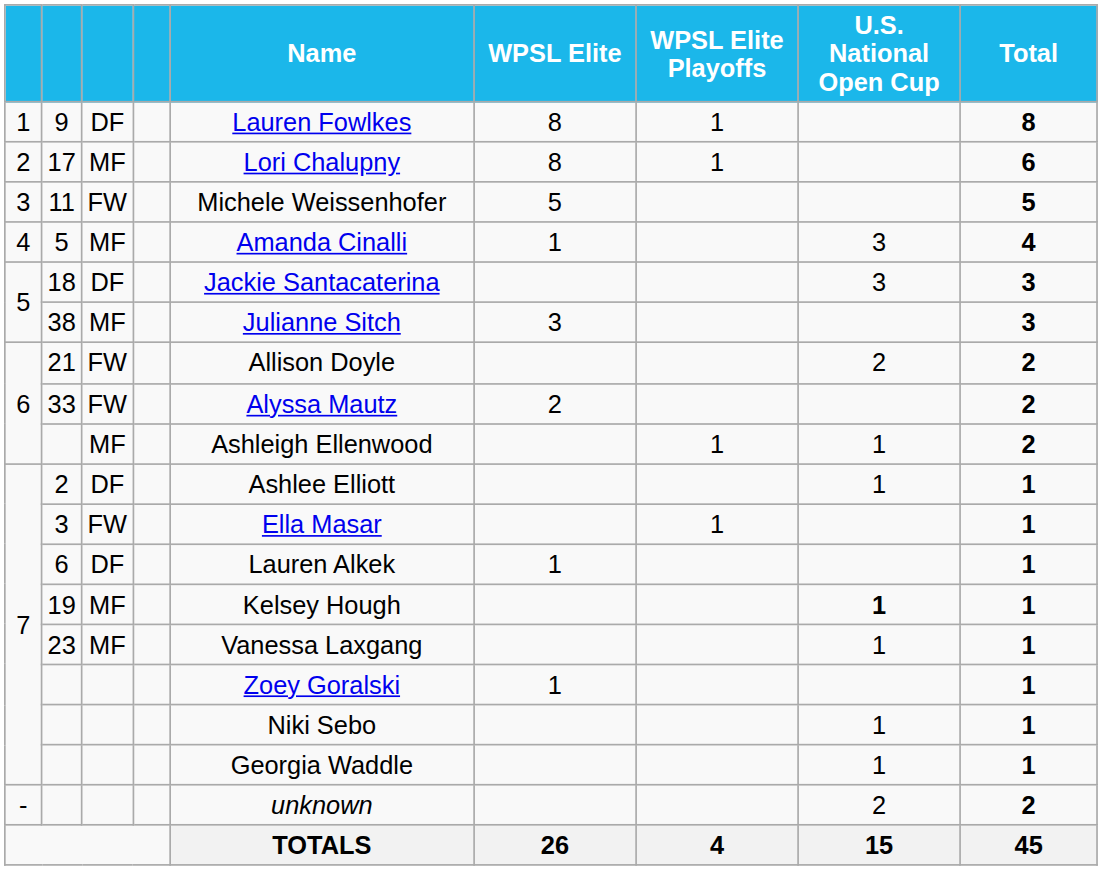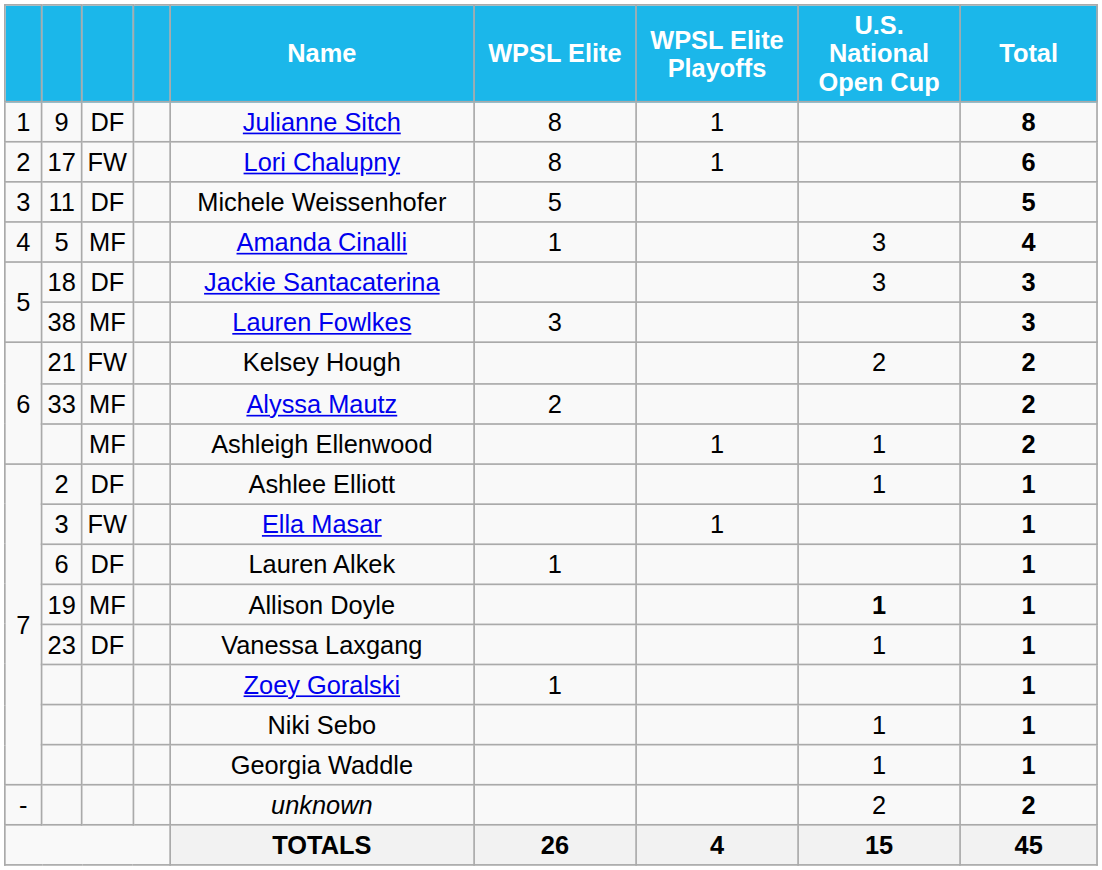(322, 122) Lauren Fowlkes -> (322, 122) Julianne Sitch
(107, 162) MF -> (107, 162) FW
(107, 202) FW -> (107, 202) DF
(322, 323) Julianne Sitch -> (322, 323) Lauren Fowlkes
(322, 363) Allison Doyle -> (322, 363) Kelsey Hough
(107, 403) FW -> (107, 403) MF
(322, 604) Kelsey Hough -> (322, 604) Allison Doyle
(107, 644) MF -> (107, 644) DF
